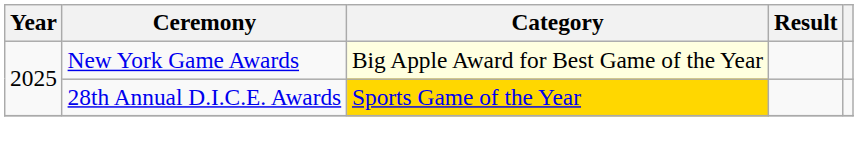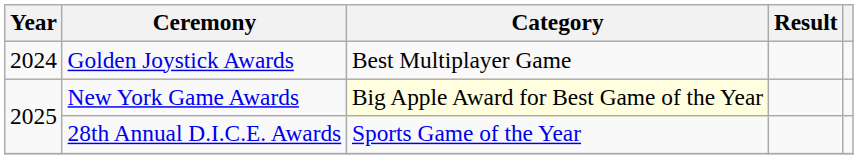+ row: (181, 60)
(467, 97) gold background -> (467, 134) no background
